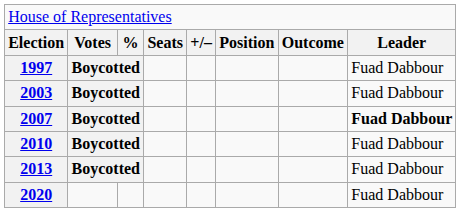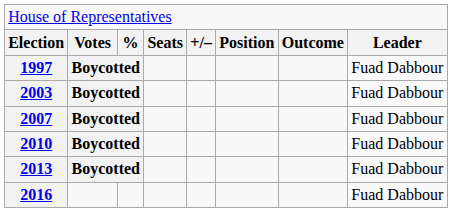(402, 118) bold -> (397, 118) normal
+ row: (36, 194)
- row: (36, 194)
